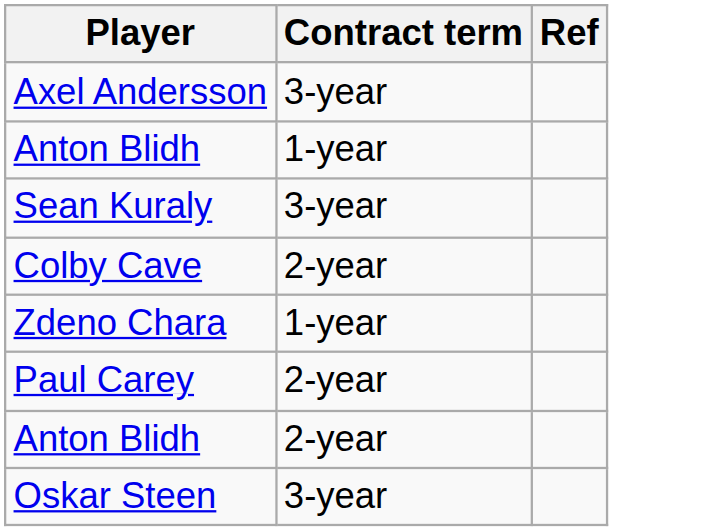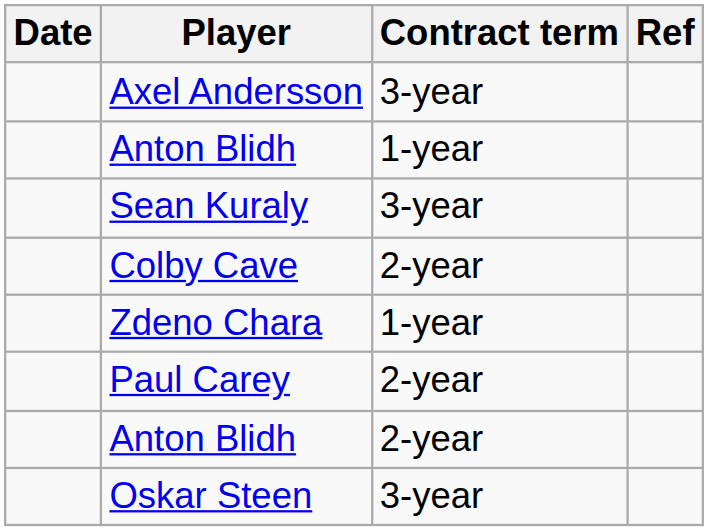+ column: (53, 33)
